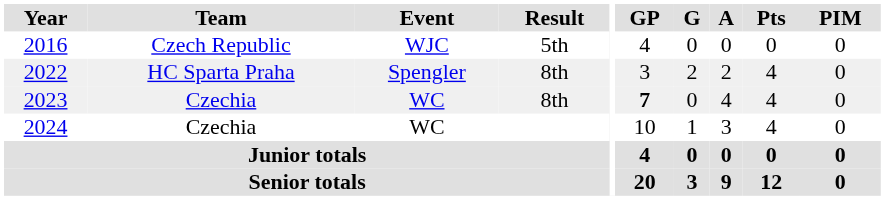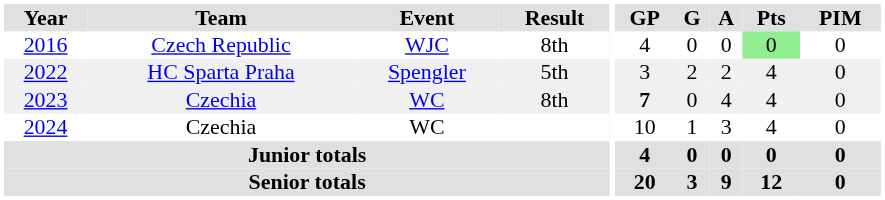(555, 44) 5th -> (555, 44) 8th
(771, 44) no background -> (771, 44) lightgreen background
(555, 72) 8th -> (555, 72) 5th
